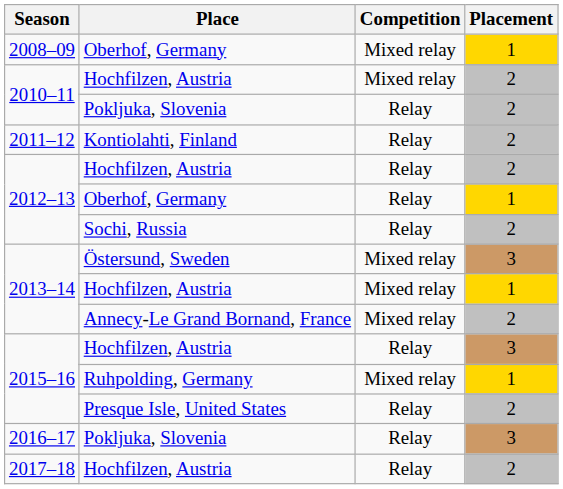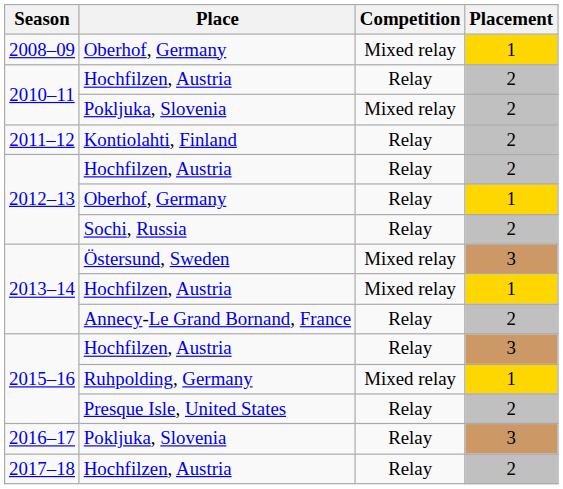(410, 79) Mixed relay -> (410, 79) Relay
(410, 109) Relay -> (410, 109) Mixed relay
(410, 318) Mixed relay -> (410, 318) Relay
